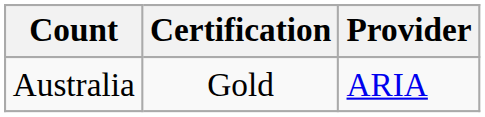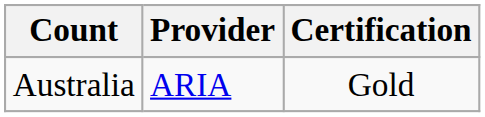columns swapped: (409, 30) <-> (241, 30)
